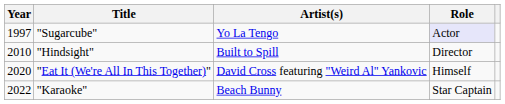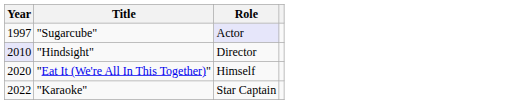- column: (322, 14)
(19, 52) no background -> (19, 52) lavender background
